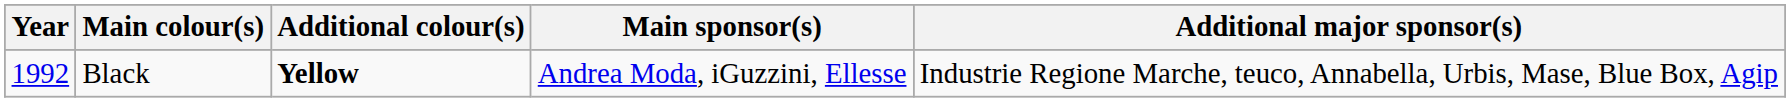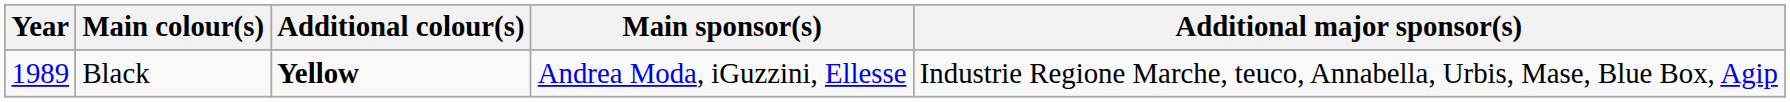(40, 73) 1992 -> (40, 73) 1989
